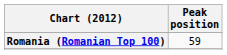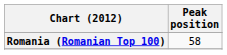(195, 41) 59 -> (195, 41) 58
